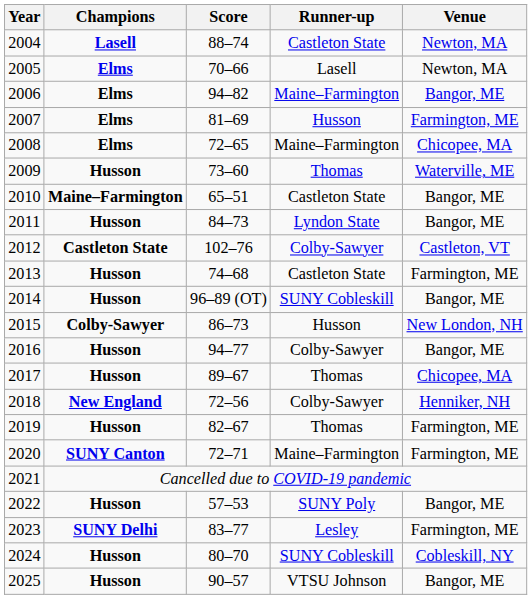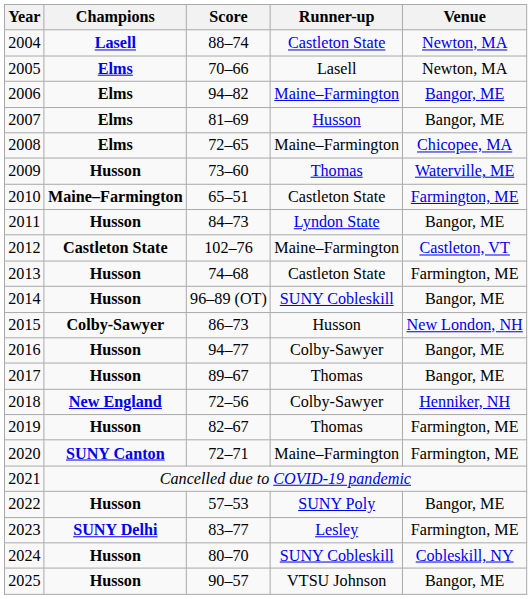(465, 119) Farmington, ME -> (465, 119) Bangor, ME
(465, 196) Bangor, ME -> (465, 196) Farmington, ME
(337, 247) Colby-Sawyer -> (337, 247) Maine–Farmington
(465, 376) Chicopee, MA -> (465, 376) Bangor, ME
